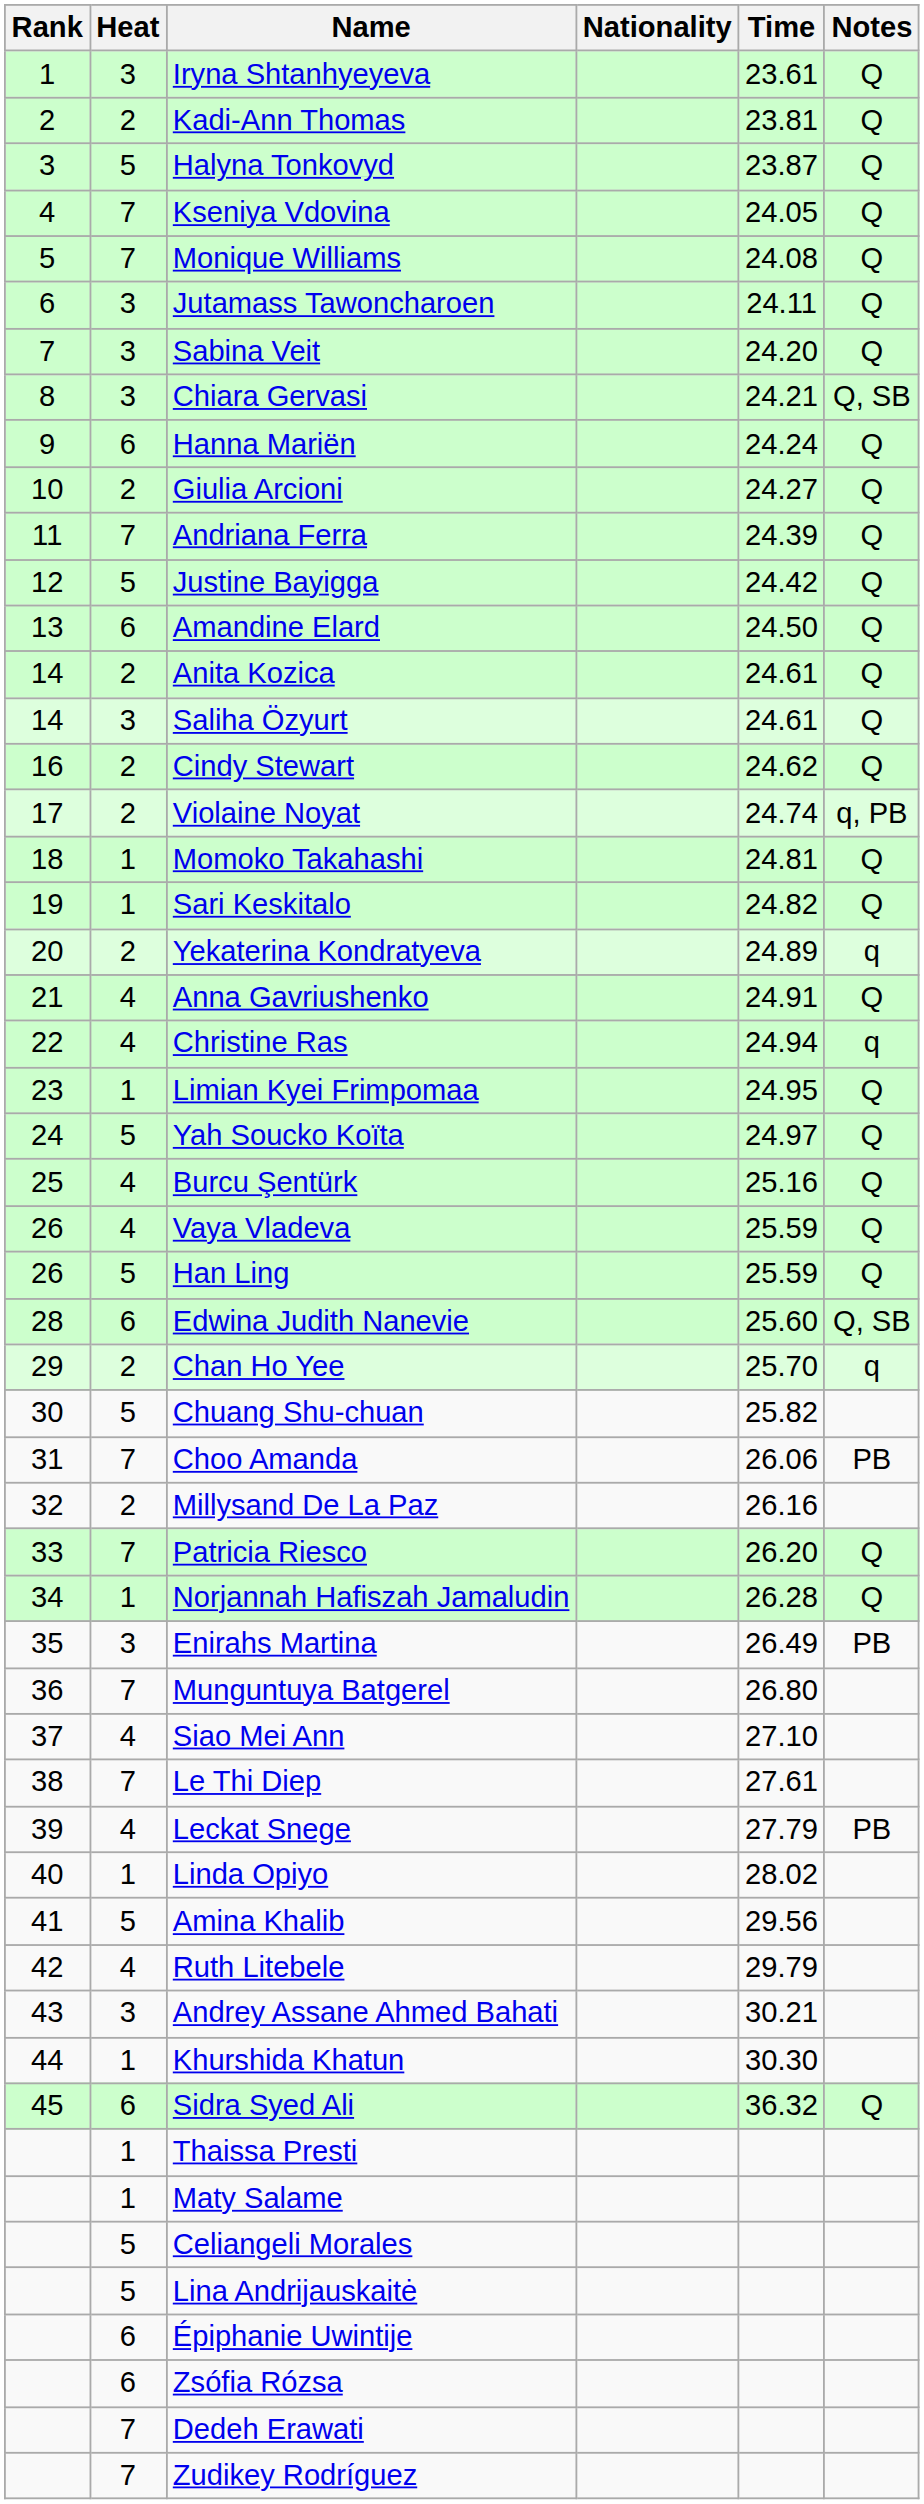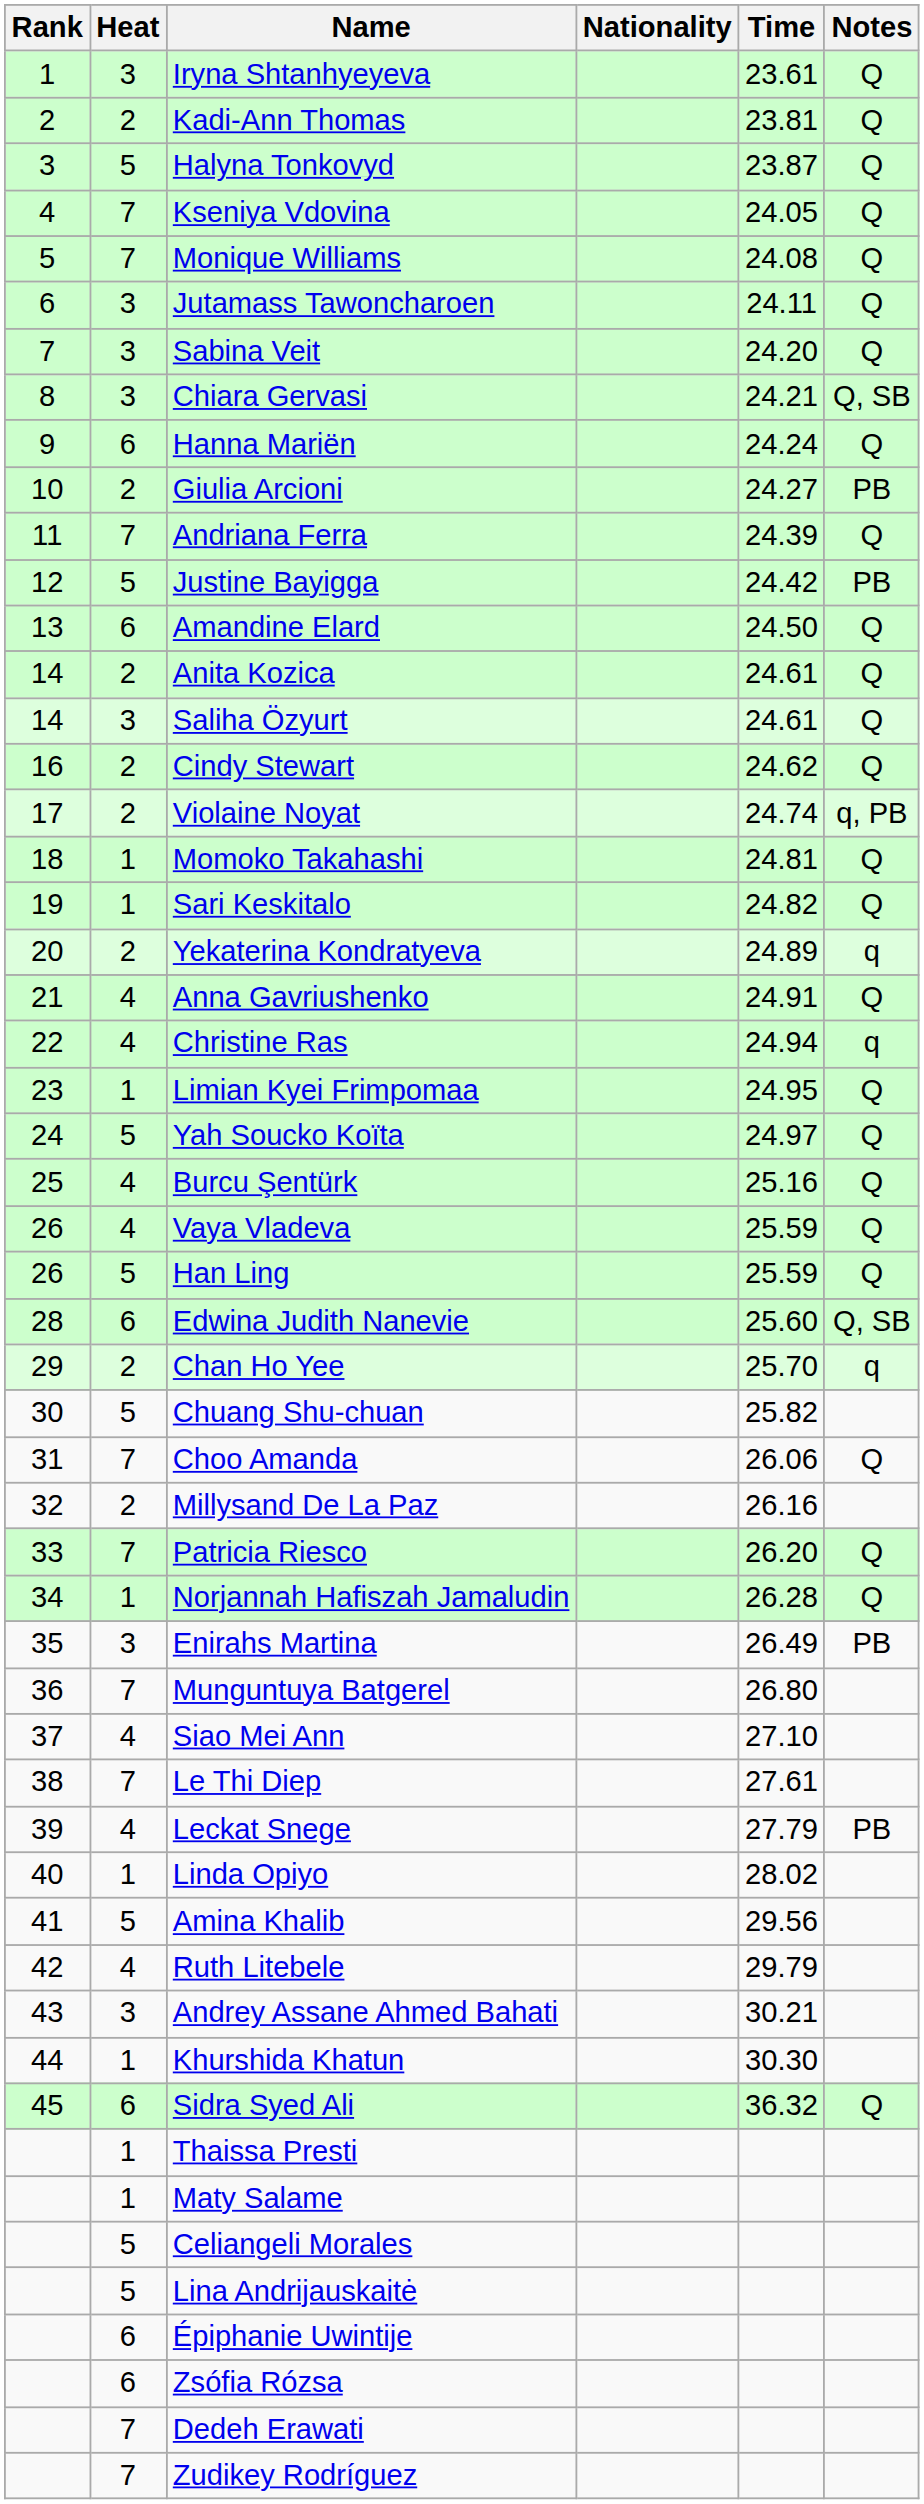(872, 489) Q -> (872, 489) PB
(872, 581) Q -> (872, 581) PB
(872, 1459) PB -> (872, 1459) Q
